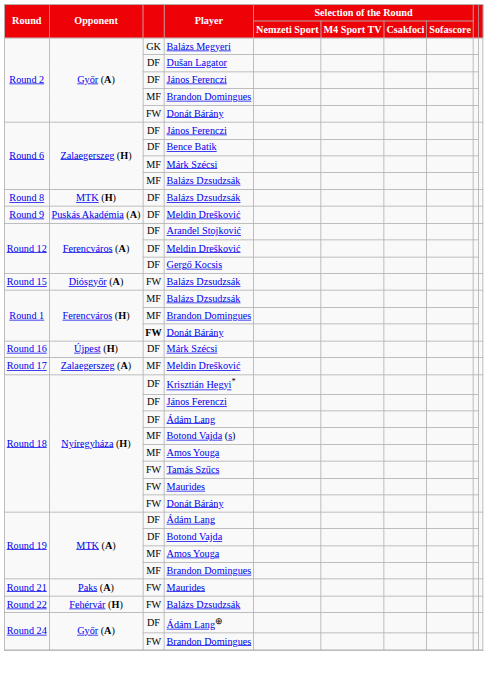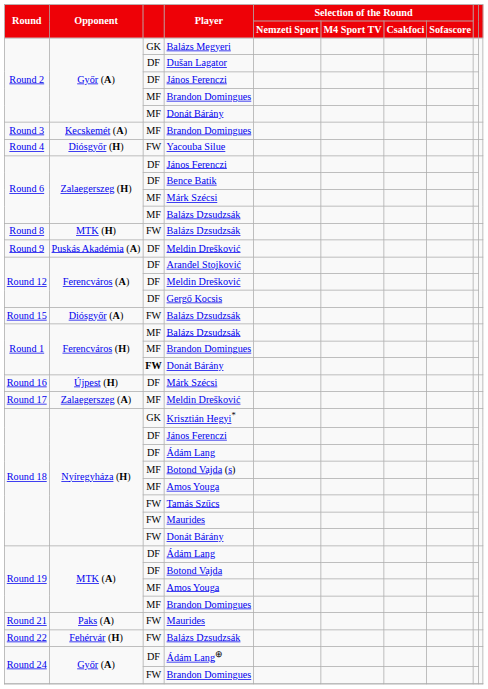(154, 113) FW -> (154, 113) MF
+ row: (27, 130)
+ row: (27, 147)
(154, 197) DF -> (154, 231) FW
(154, 384) DF -> (154, 417) GK
